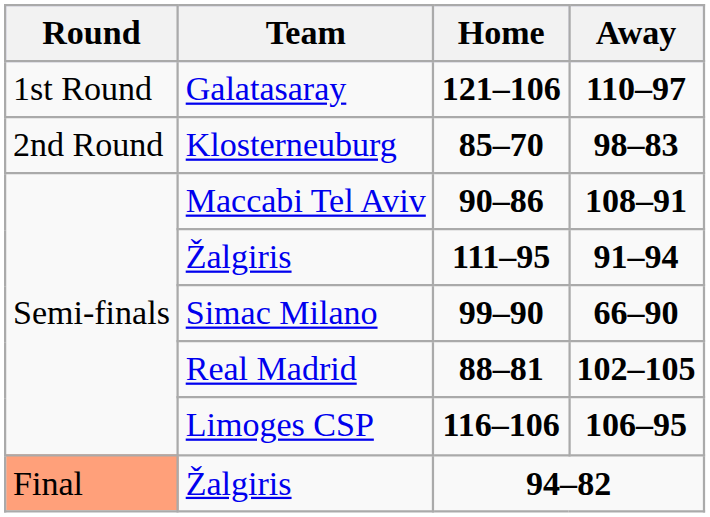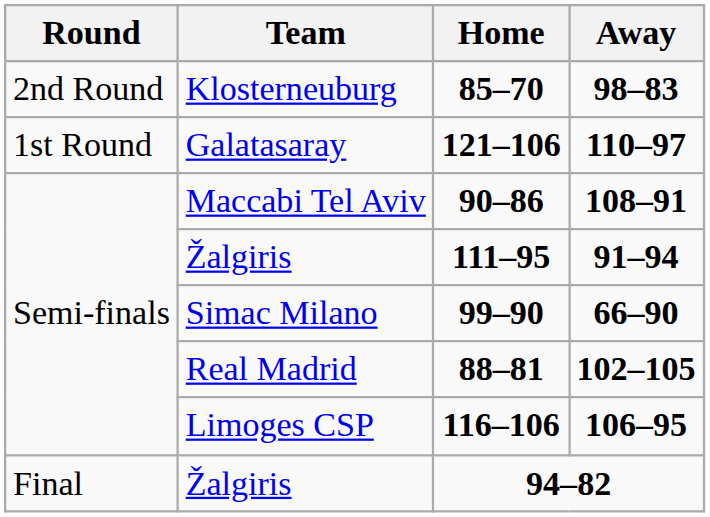rows swapped: (501, 88) <-> (501, 145)
(48, 481) lightsalmon background -> (48, 481) no background
